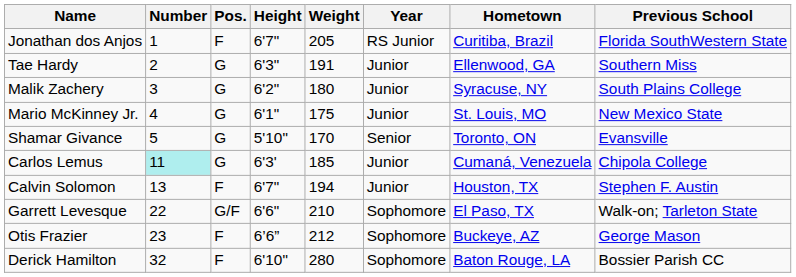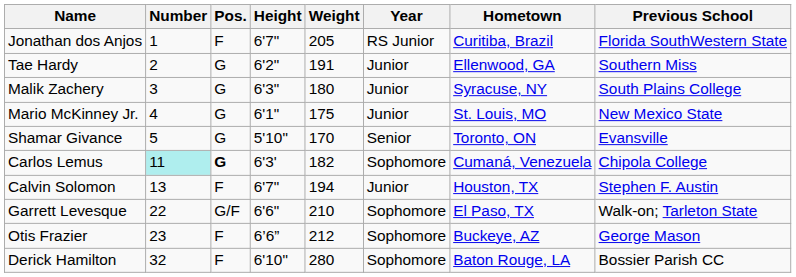(267, 65) 6'3" -> (267, 65) 6'2"
(267, 89) 6'2" -> (267, 89) 6'3"
(220, 162) normal -> (220, 162) bold
(322, 162) 185 -> (322, 162) 182
(388, 162) Junior -> (406, 162) Sophomore
